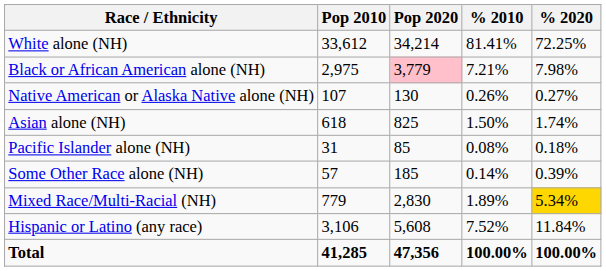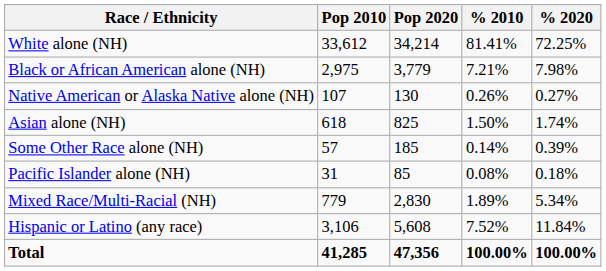(412, 69) pink background -> (412, 69) no background
rows swapped: (99, 148) <-> (106, 174)
(557, 200) gold background -> (557, 200) no background
